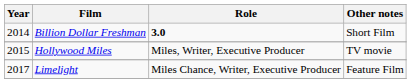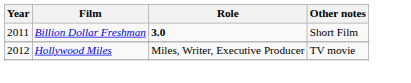(18, 32) 2014 -> (18, 32) 2011
(18, 51) 2015 -> (18, 51) 2012
- row: (56, 69)
